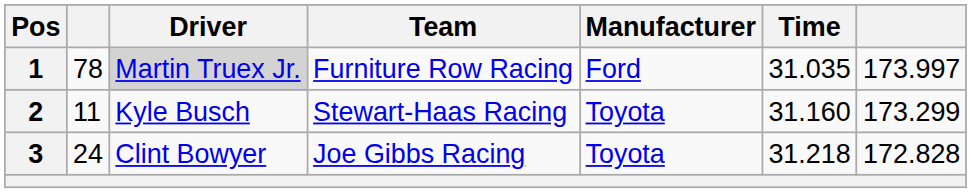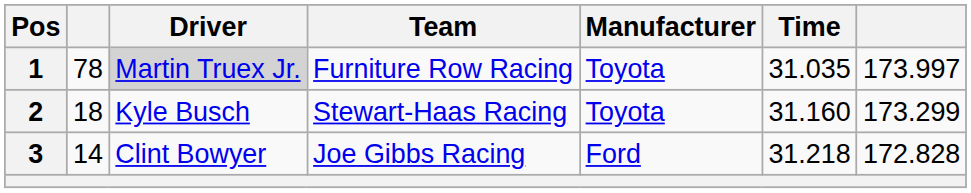(613, 69) Ford -> (625, 69) Toyota
(87, 112) 11 -> (88, 112) 18
(88, 154) 24 -> (88, 154) 14
(625, 154) Toyota -> (613, 154) Ford
